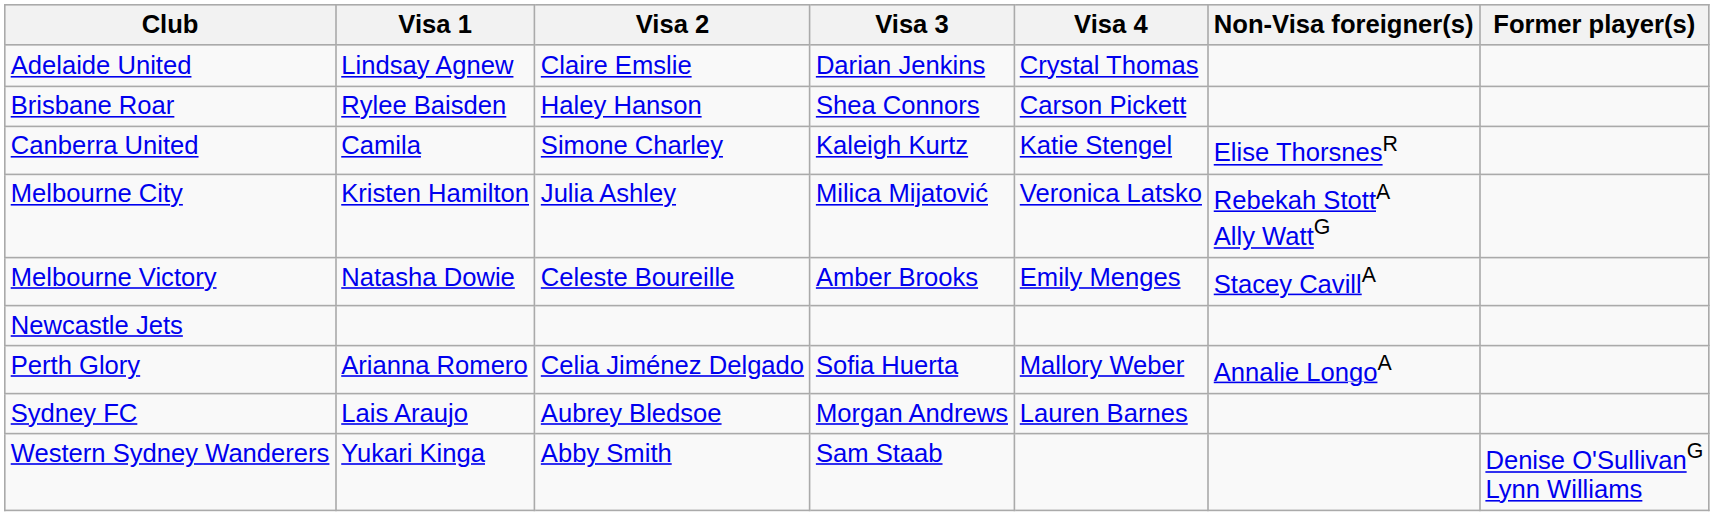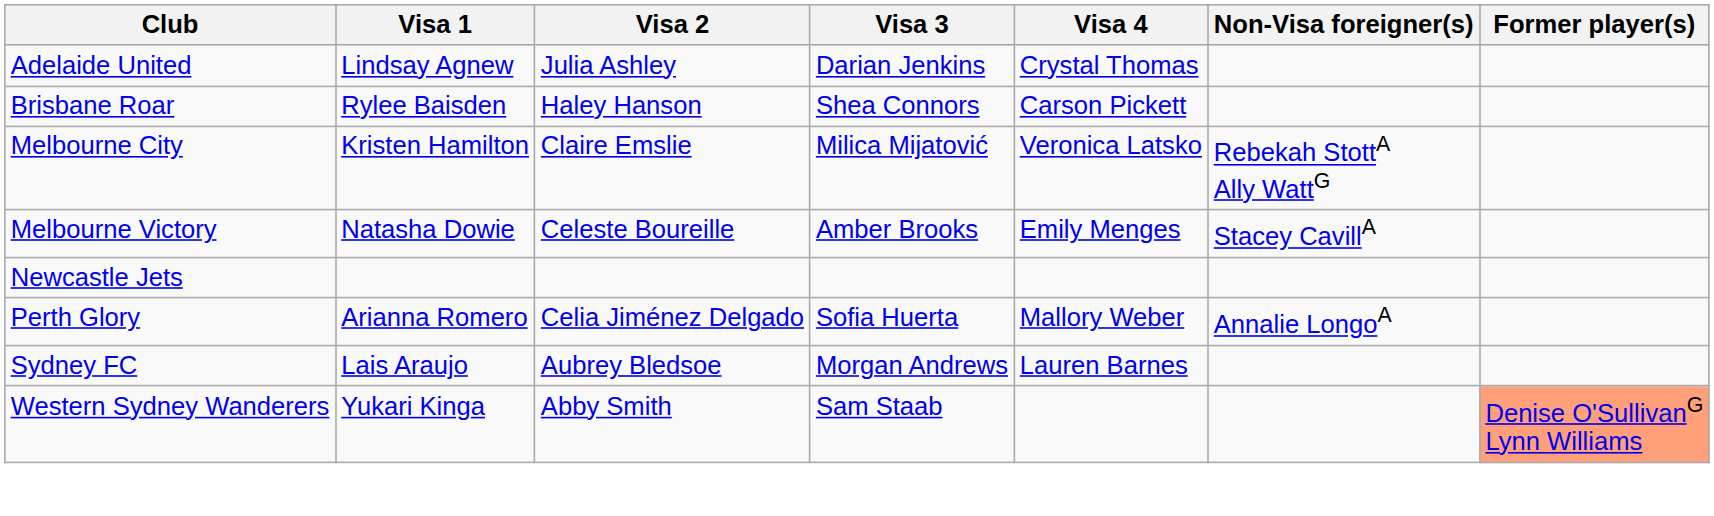(616, 65) Claire Emslie -> (608, 65) Julia Ashley
- row: (105, 146)
(608, 194) Julia Ashley -> (616, 146) Claire Emslie
(1594, 471) no background -> (1594, 423) lightsalmon background
